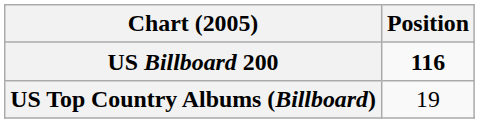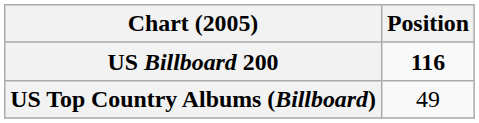(428, 99) 19 -> (428, 99) 49
